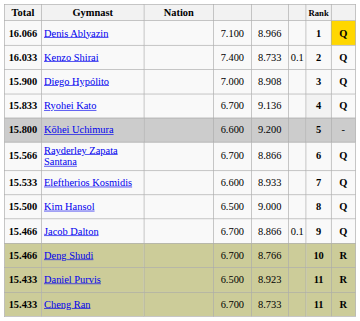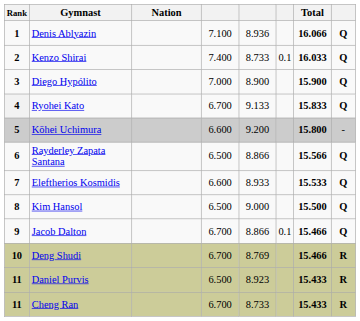columns swapped: (319, 13) <-> (23, 12)
(270, 33) 8.966 -> (257, 33) 8.936
(343, 33) gold background -> (343, 33) no background
(270, 81) 8.908 -> (257, 81) 8.900
(270, 106) 9.136 -> (257, 106) 9.133
(232, 156) 6.700 -> (220, 156) 6.500
(270, 255) 8.766 -> (257, 255) 8.769
